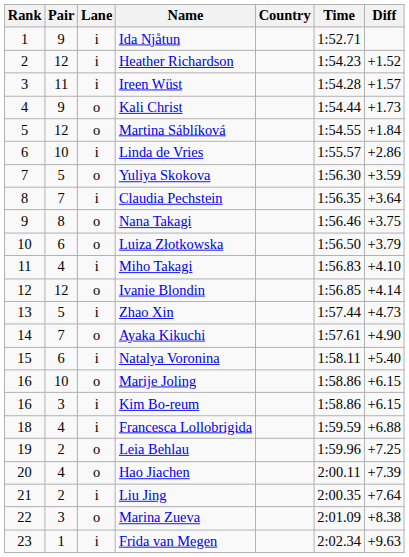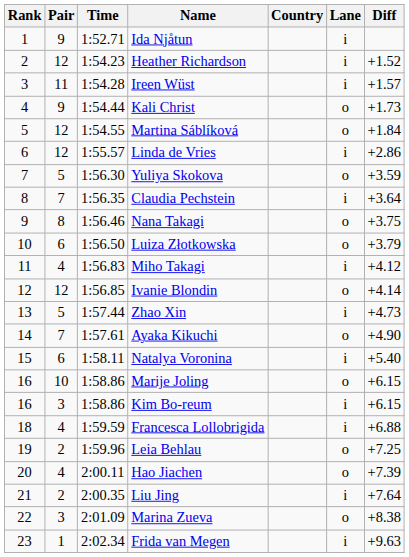columns swapped: (97, 15) <-> (339, 15)
(61, 152) 10 -> (61, 152) 12
(384, 267) +4.10 -> (384, 267) +4.12
